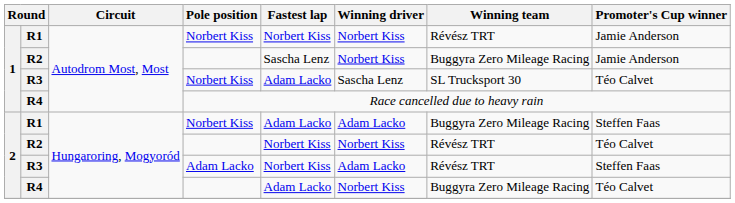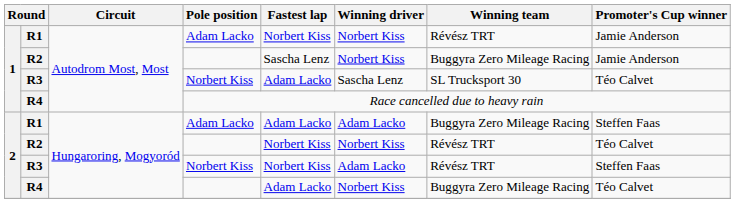(220, 36) Norbert Kiss -> (220, 36) Adam Lacko
(220, 122) Norbert Kiss -> (220, 122) Adam Lacko
(220, 165) Adam Lacko -> (220, 165) Norbert Kiss
